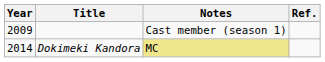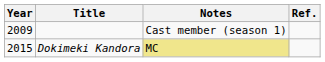(20, 48) 2014 -> (20, 48) 2015
